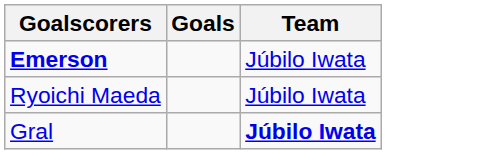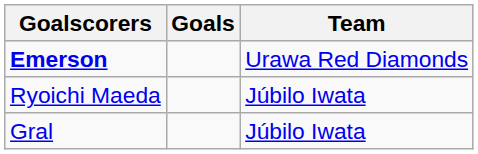(305, 59) Júbilo Iwata -> (357, 59) Urawa Red Diamonds
(310, 131) bold -> (305, 131) normal
